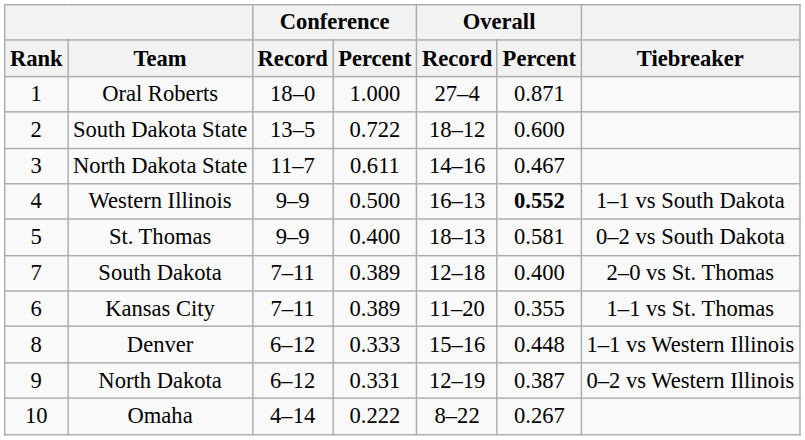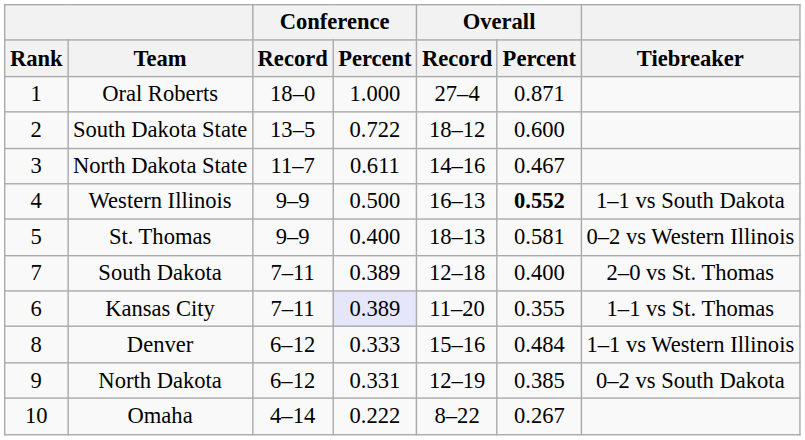(690, 237) 0–2 vs South Dakota -> (690, 237) 0–2 vs Western Illinois
(375, 308) no background -> (375, 308) lavender background
(539, 344) 0.448 -> (539, 344) 0.484
(539, 380) 0.387 -> (539, 380) 0.385
(690, 380) 0–2 vs Western Illinois -> (690, 380) 0–2 vs South Dakota
